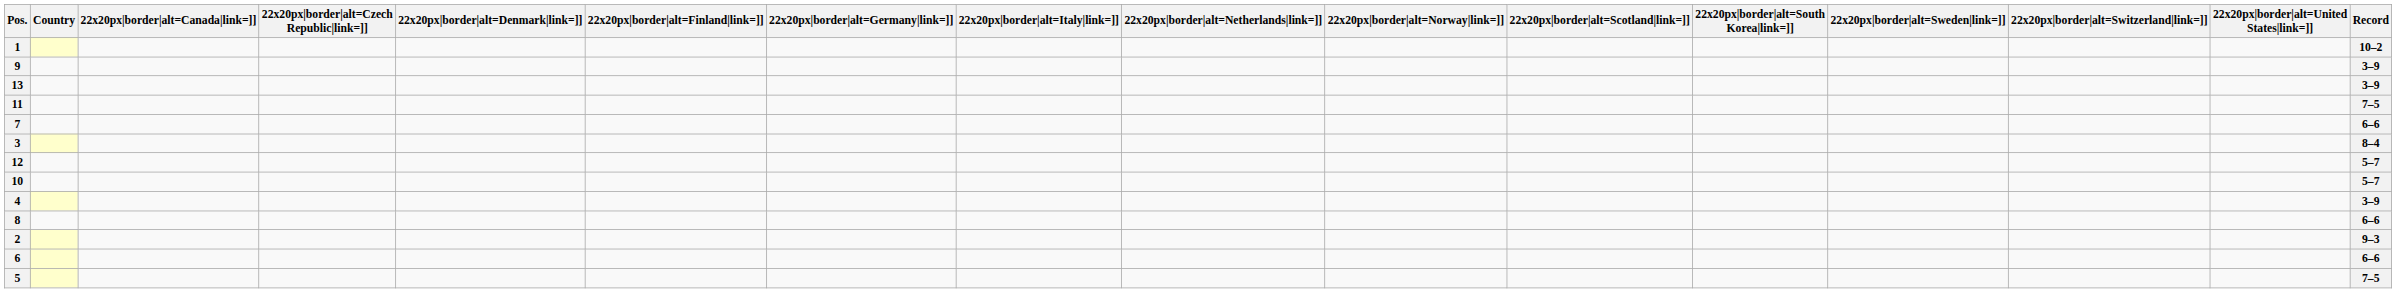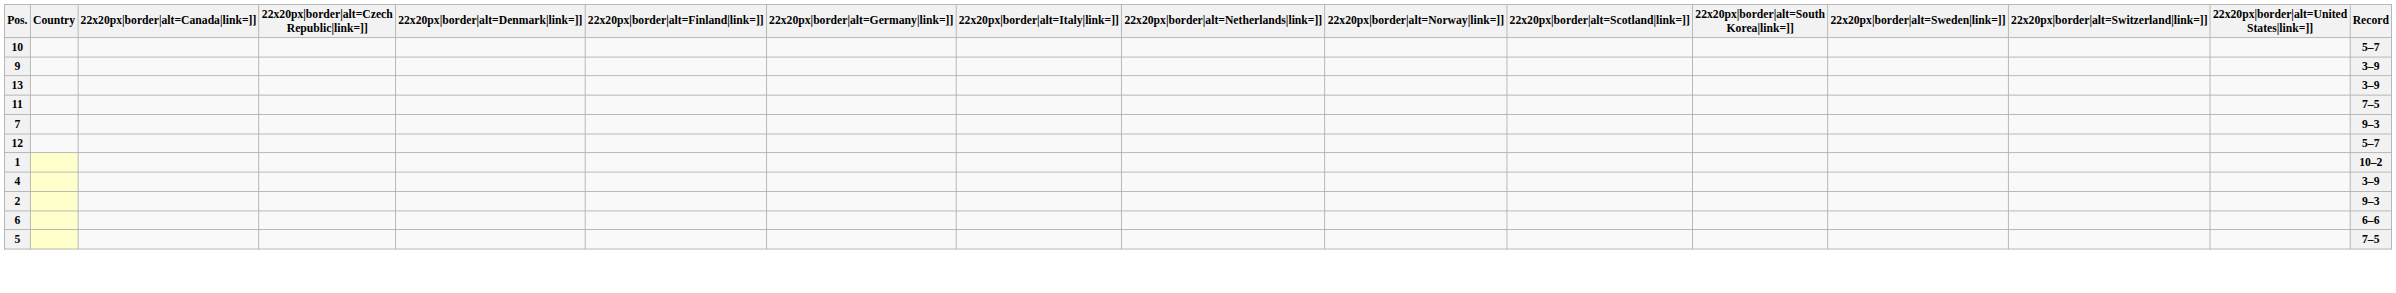rows swapped: (17, 47) <-> (17, 182)
(2371, 124) 6–6 -> (2371, 124) 9–3
- row: (17, 143)
- row: (17, 220)
